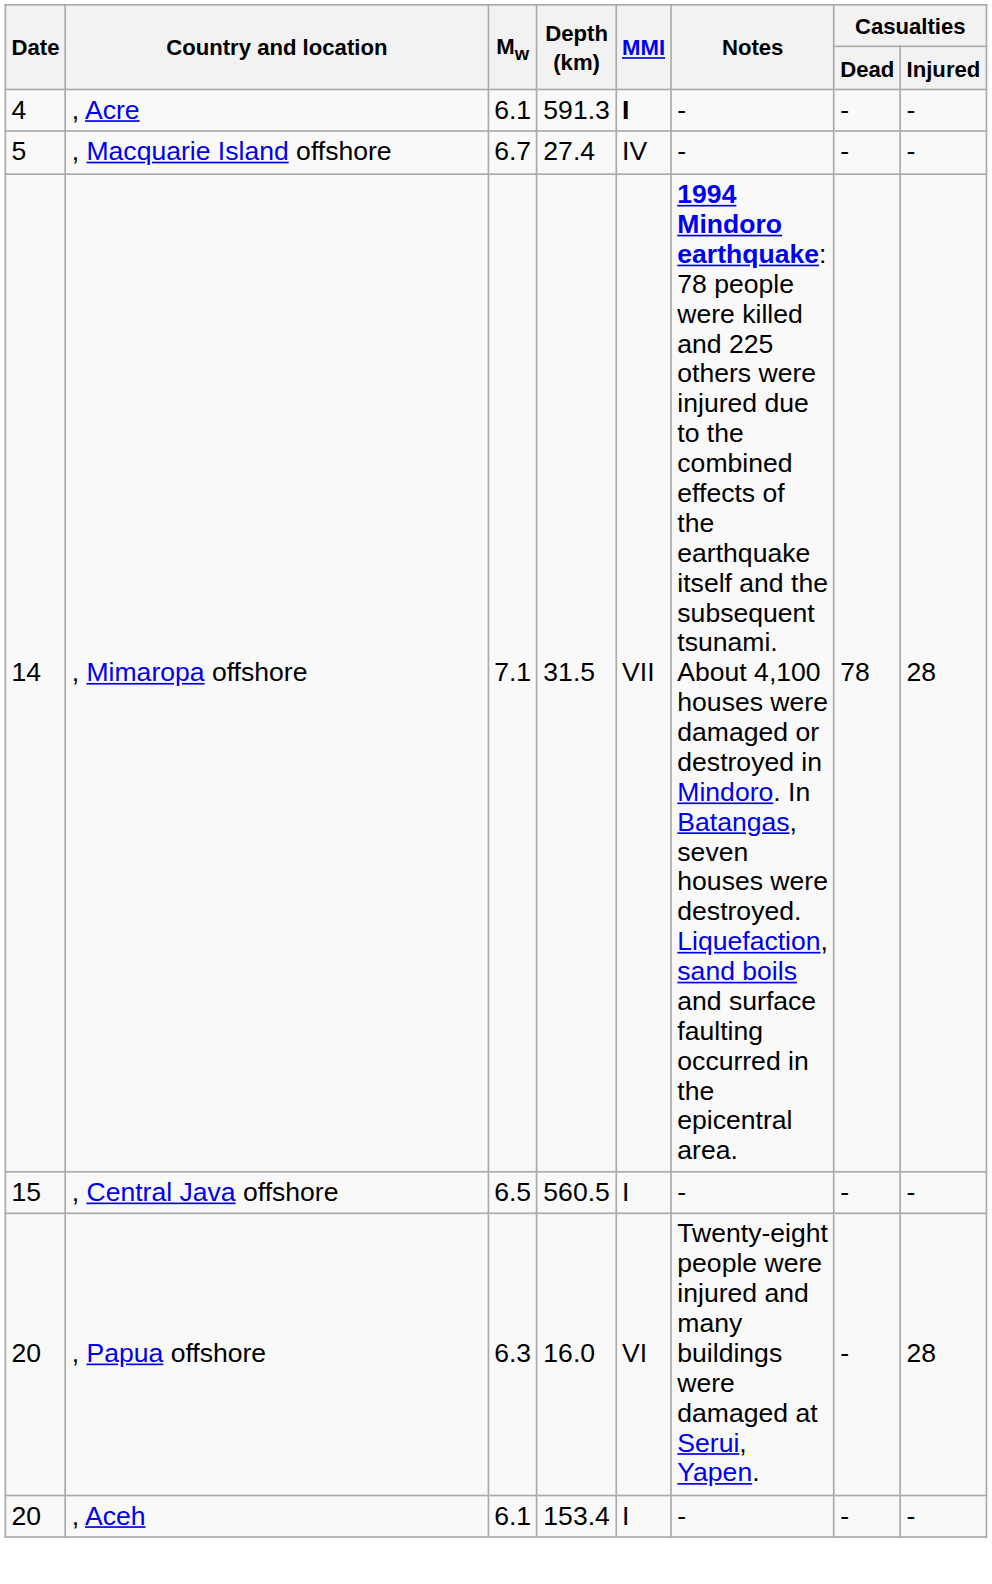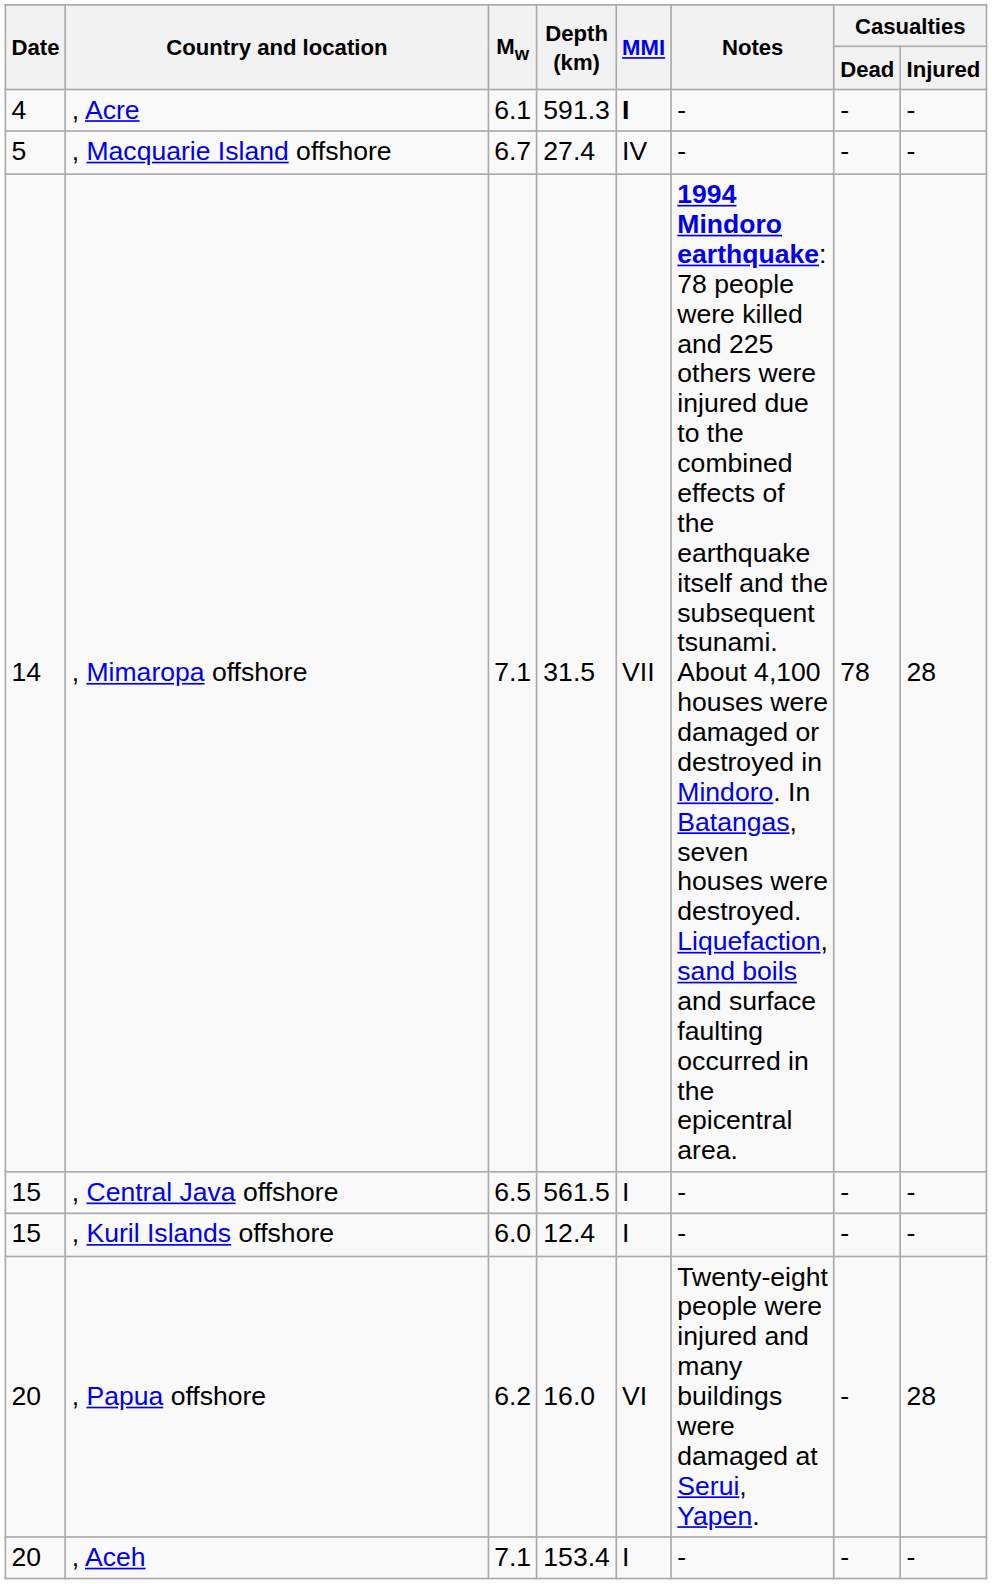(577, 1192) 560.5 -> (577, 1192) 561.5
+ row: (203, 1234)
(513, 1353) 6.3 -> (513, 1396) 6.2
(513, 1515) 6.1 -> (513, 1557) 7.1
